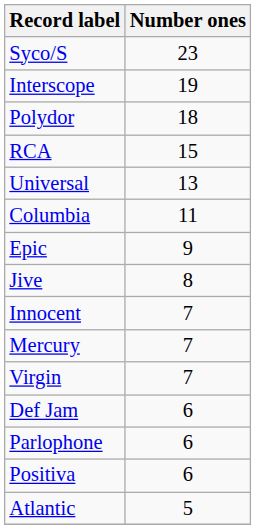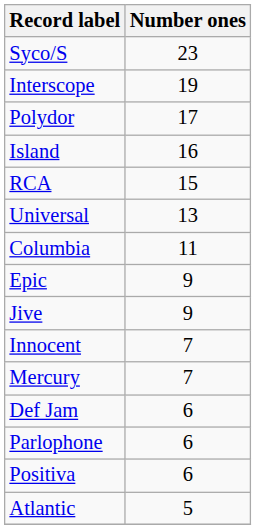(188, 118) 18 -> (188, 118) 17
+ row: (34, 150)
(188, 280) 8 -> (188, 313) 9
- row: (35, 378)
